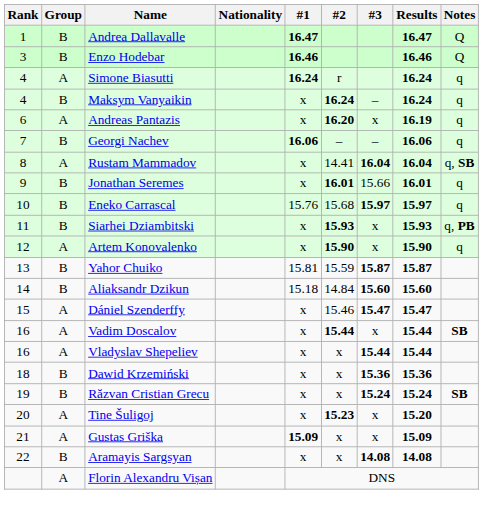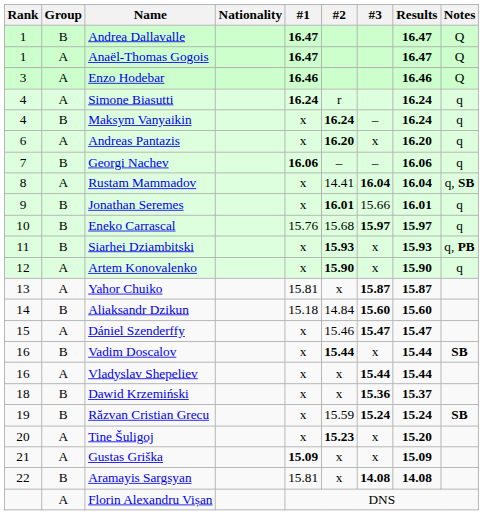+ row: (148, 57)
(63, 57) B -> (63, 78) A
(417, 120) 16.19 -> (417, 141) 16.20
(63, 267) B -> (63, 288) A
(339, 267) 15.59 -> (339, 288) x
(63, 330) A -> (63, 352) B
(417, 373) 15.36 -> (417, 394) 15.37
(339, 394) x -> (339, 415) 15.59
(303, 457) x -> (303, 478) 15.81
